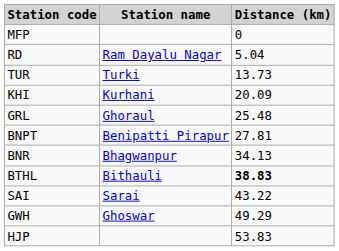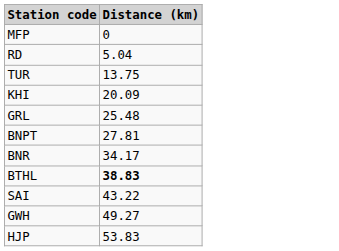- column: (166, 15)
(253, 75) 13.73 -> (121, 75) 13.75
(253, 155) 34.13 -> (121, 155) 34.17
(253, 216) 49.29 -> (121, 216) 49.27
